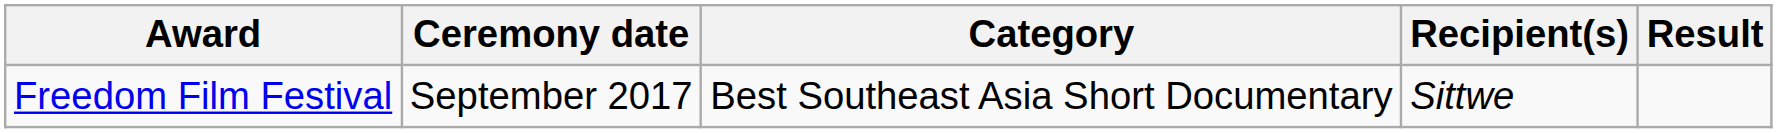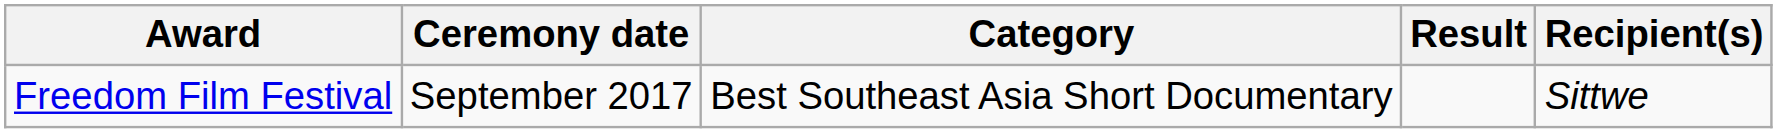columns swapped: (1520, 34) <-> (1705, 34)
